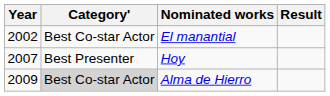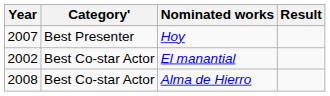rows swapped: (198, 36) <-> (173, 58)
(23, 79) 2009 -> (23, 79) 2008
(99, 79) lightgrey background -> (99, 79) no background
